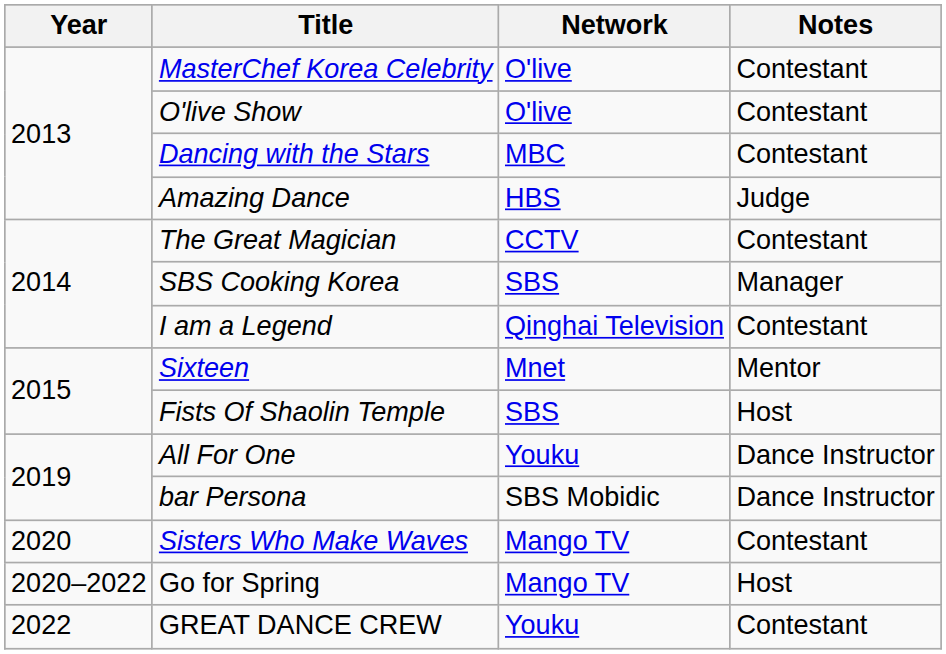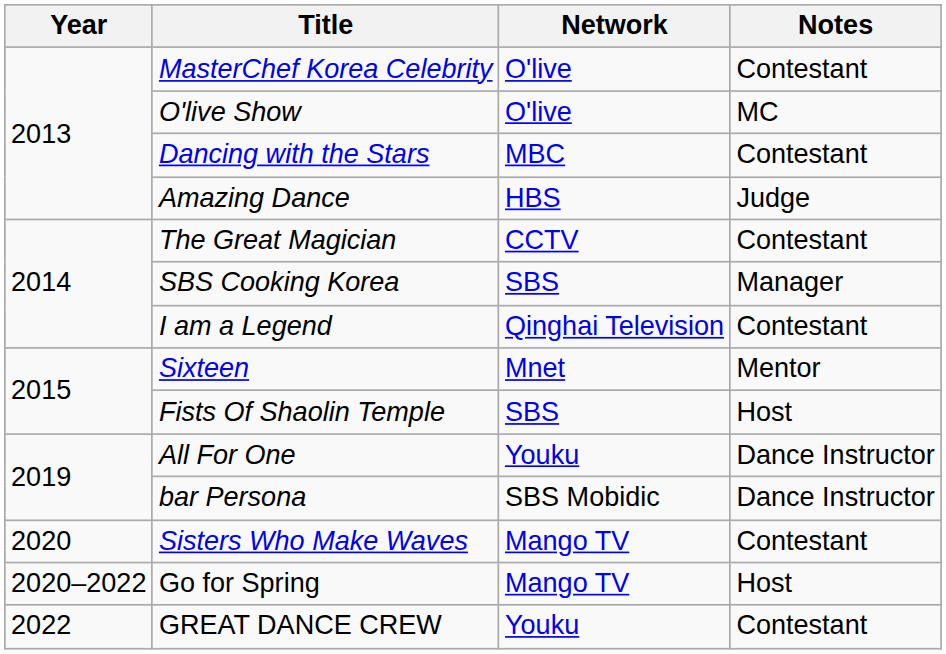(802, 111) Contestant -> (757, 111) MC
